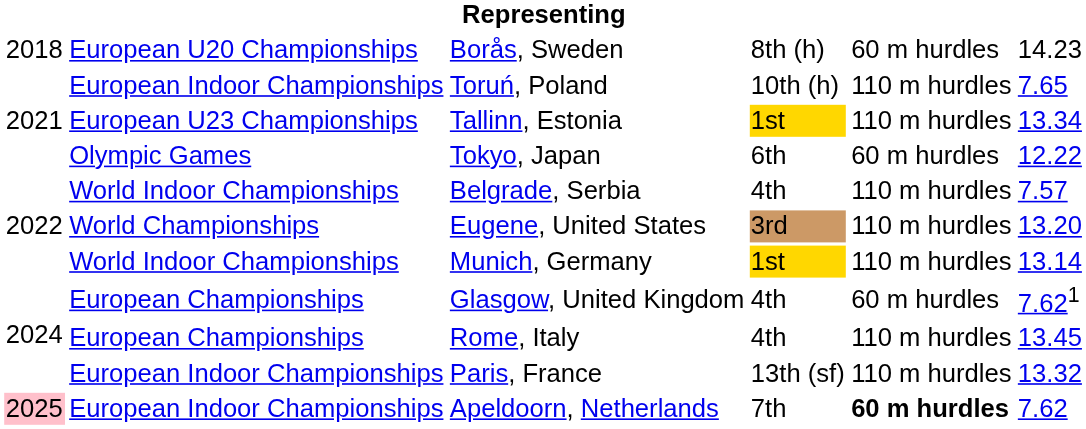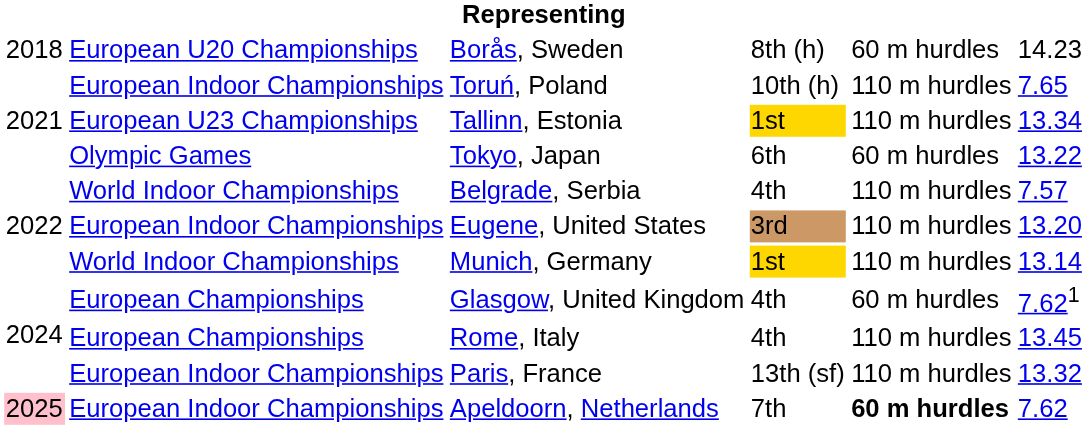(1050, 155) 12.22 -> (1050, 155) 13.22
(194, 226) World Championships -> (256, 226) European Indoor Championships
